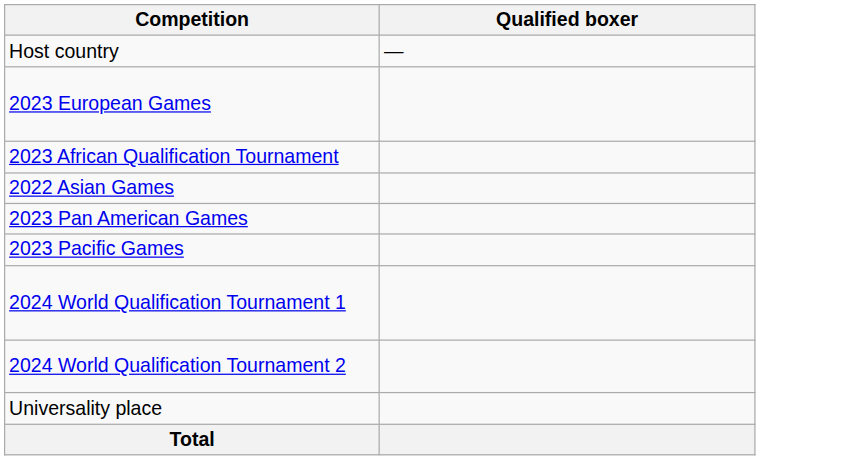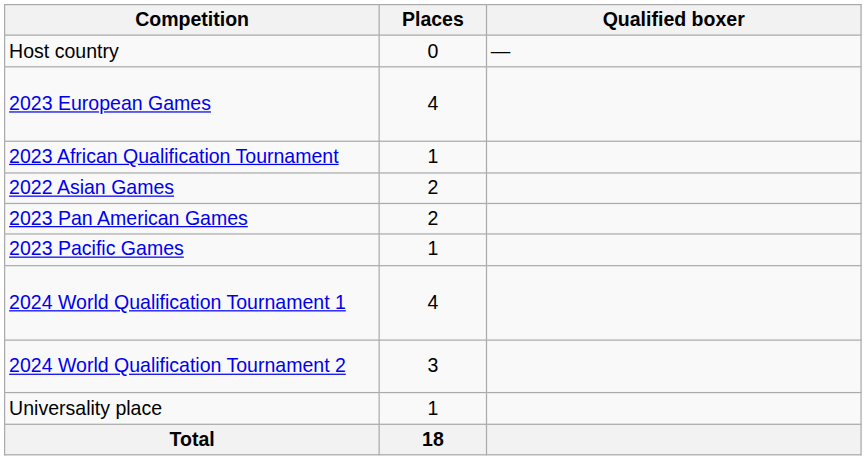+ column: (433, 19)
